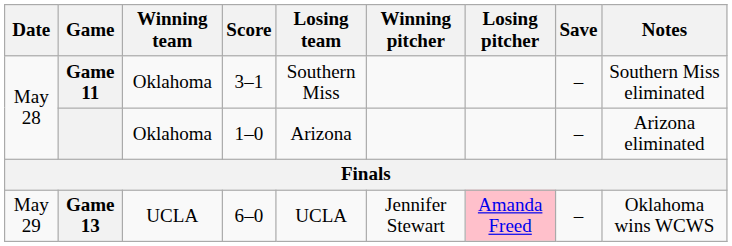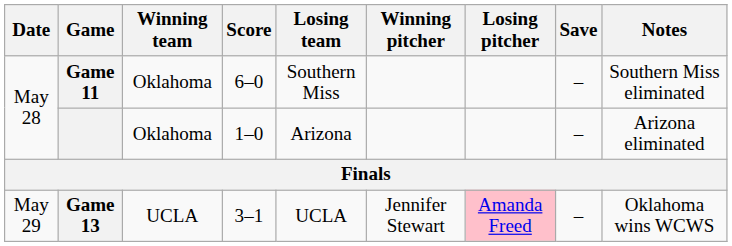(249, 81) 3–1 -> (249, 81) 6–0
(249, 215) 6–0 -> (249, 215) 3–1
